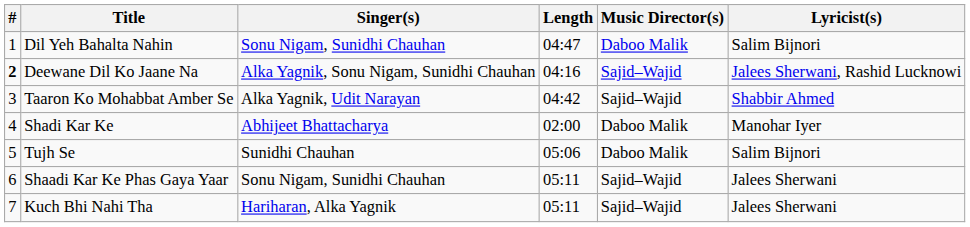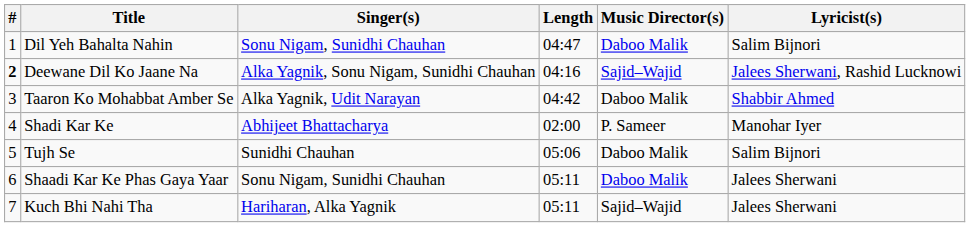(641, 99) Sajid–Wajid -> (644, 99) Daboo Malik
(644, 126) Daboo Malik -> (633, 126) P. Sameer
(641, 180) Sajid–Wajid -> (644, 180) Daboo Malik
